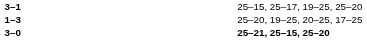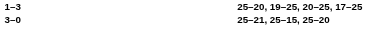- row: (13, 7)
(300, 20) normal -> (300, 7) bold
